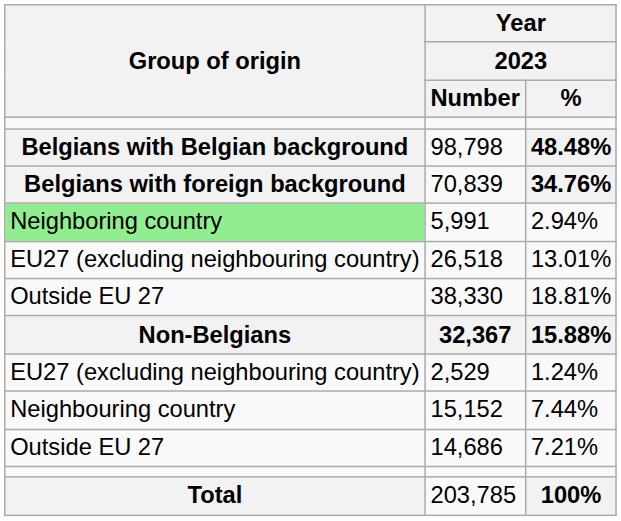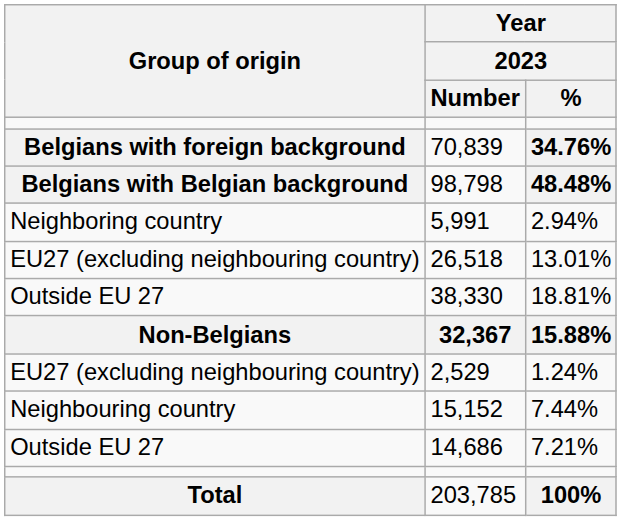rows swapped: (467, 146) <-> (467, 184)
(116, 221) lightgreen background -> (116, 221) no background
